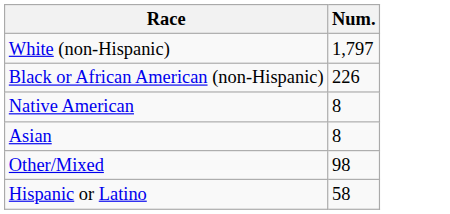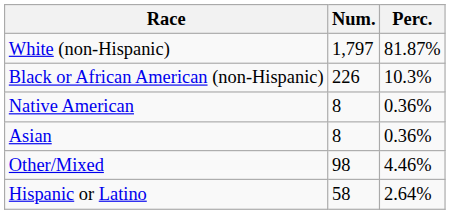+ column: (412, 19)
